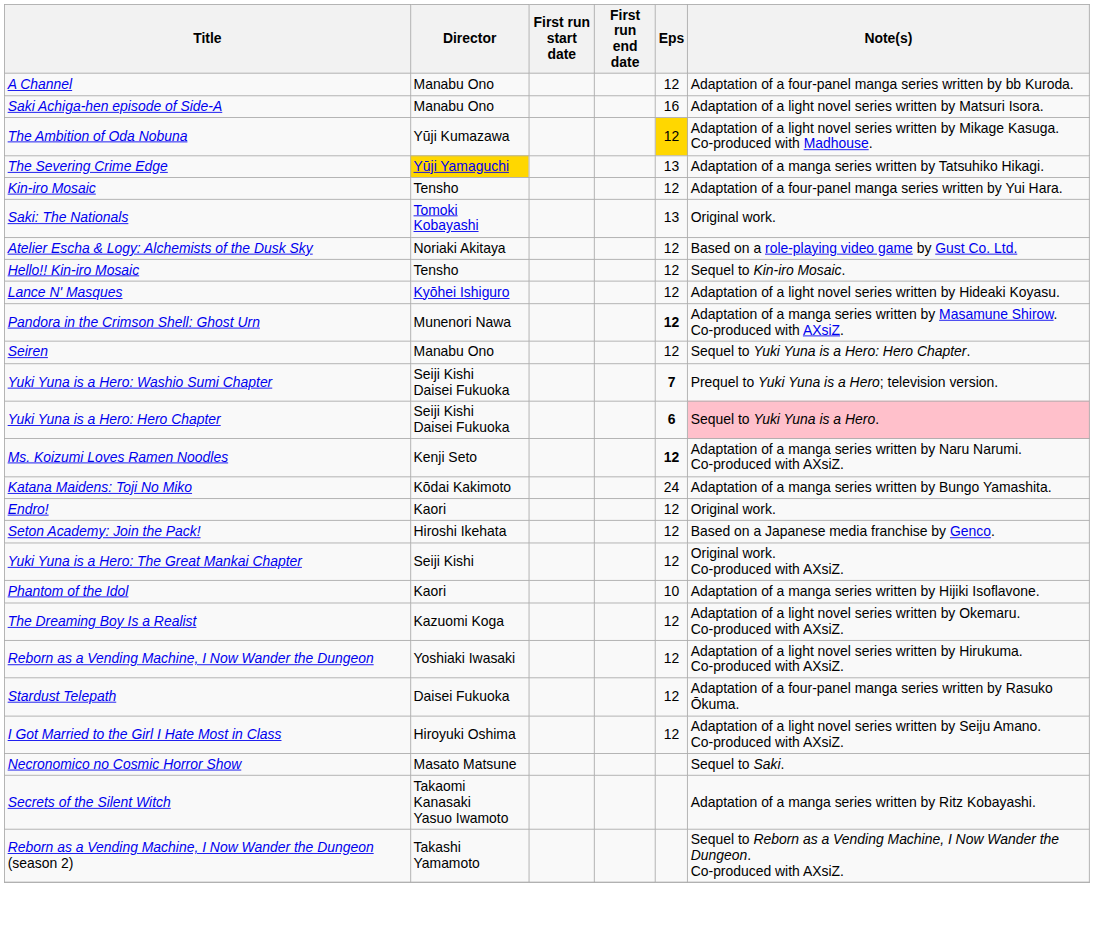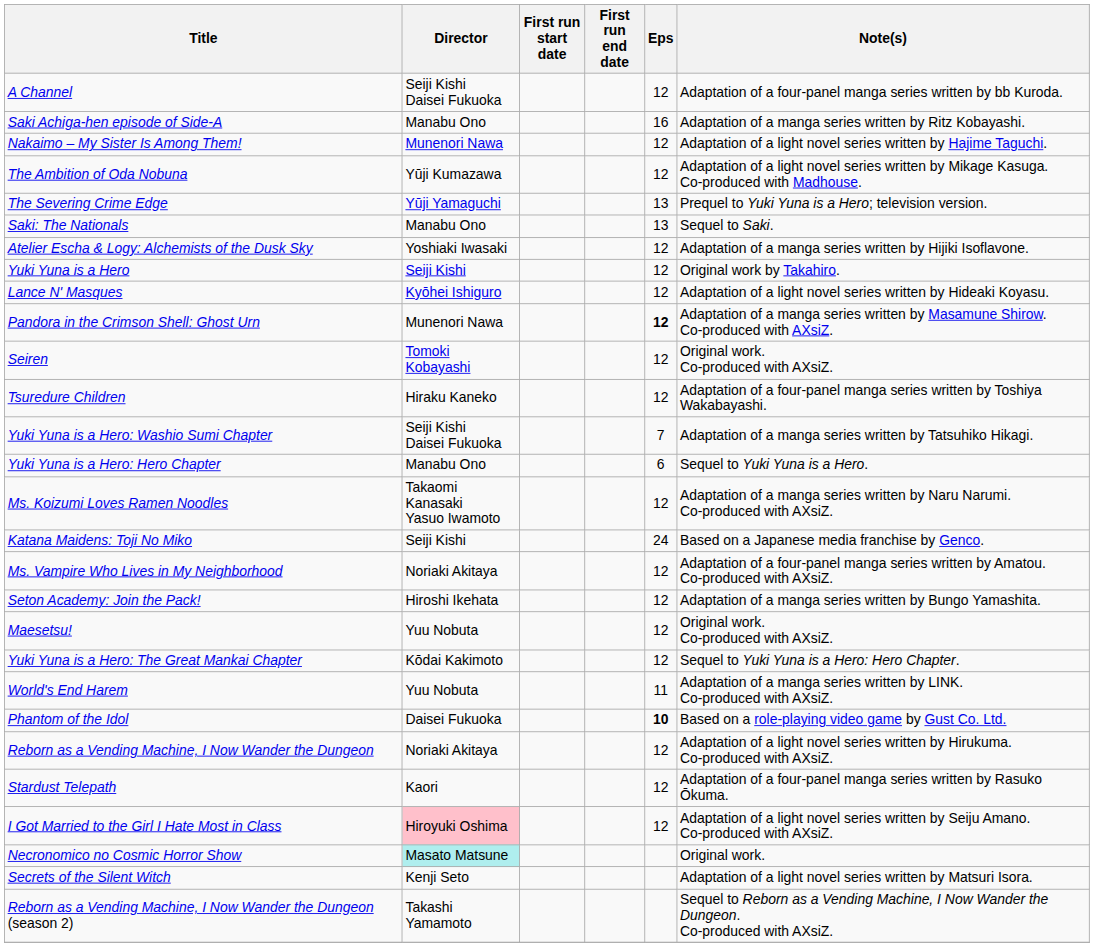(454, 84) Manabu Ono -> (453, 92) Seiji Kishi Daisei Fukuoka
(867, 106) Adaptation of a light novel series written by Matsuri Isora. -> (852, 122) Adaptation of a manga series written by Ritz Kobayashi.
+ row: (125, 144)
(672, 136) gold background -> (661, 174) no background
(461, 166) gold background -> (453, 204) no background
(867, 166) Adaptation of a manga series written by Tatsuhiko Hikagi. -> (834, 204) Prequel to Yuki Yuna is a Hero; television version.
- row: (52, 188)
(446, 218) Tomoki Kobayashi -> (446, 226) Manabu Ono
(733, 218) Original work. -> (727, 226) Sequel to Saki.
(460, 248) Noriaki Akitaya -> (456, 248) Yoshiaki Iwasaki
(854, 248) Based on a role-playing video game by Gust Co. Ltd. -> (854, 248) Adaptation of a manga series written by Hijiki Isoflavone.
+ row: (69, 270)
- row: (73, 270)
(454, 352) Manabu Ono -> (438, 360) Tomoki Kobayashi
(831, 352) Sequel to Yuki Yuna is a Hero: Hero Chapter. -> (757, 360) Original work. Co-produced with AXsiZ.
+ row: (67, 397)
(672, 382) bold -> (661, 435) normal
(844, 382) Prequel to Yuki Yuna is a Hero; television version. -> (857, 435) Adaptation of a manga series written by Tatsuhiko Hikagi.
(462, 419) Seiji Kishi Daisei Fukuoka -> (446, 465) Manabu Ono
(672, 419) bold -> (661, 465) normal
(785, 419) pink background -> (774, 465) no background
(445, 457) Kenji Seto -> (453, 503) Takaomi Kanasaki Yasuo Iwamoto
(672, 457) bold -> (661, 503) normal
(462, 487) Kōdai Kakimoto -> (436, 541) Seiji Kishi
(871, 487) Adaptation of a manga series written by Bungo Yamashita. -> (832, 541) Based on a Japanese media franchise by Genco.
+ row: (145, 570)
- row: (28, 509)
(843, 531) Based on a Japanese media franchise by Genco. -> (860, 600) Adaptation of a manga series written by Bungo Yamashita.
+ row: (40, 630)
(444, 561) Seiji Kishi -> (454, 660) Kōdai Kakimoto
(767, 561) Original work. Co-produced with AXsiZ. -> (820, 660) Sequel to Yuki Yuna is a Hero: Hero Chapter.
+ row: (68, 690)
(430, 591) Kaori -> (453, 720) Daisei Fukuoka
(672, 591) normal -> (661, 720) bold
(865, 591) Adaptation of a manga series written by Hijiki Isoflavone. -> (843, 720) Based on a role-playing video game by Gust Co. Ltd.
- row: (102, 621)
(464, 659) Yoshiaki Iwasaki -> (451, 750) Noriaki Akitaya
(462, 696) Daisei Fukuoka -> (422, 788) Kaori
(465, 734) no background -> (456, 825) pink background
(465, 764) no background -> (457, 855) paleturquoise background
(738, 764) Sequel to Saki. -> (722, 855) Original work.
(461, 802) Takaomi Kanasaki Yasuo Iwamoto -> (437, 877) Kenji Seto
(863, 802) Adaptation of a manga series written by Ritz Kobayashi. -> (856, 877) Adaptation of a light novel series written by Matsuri Isora.
